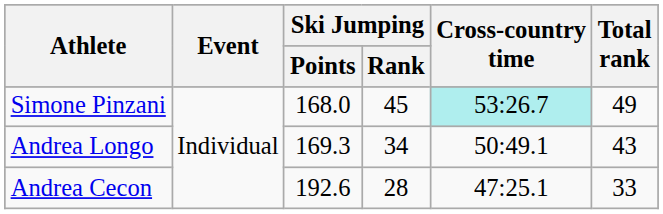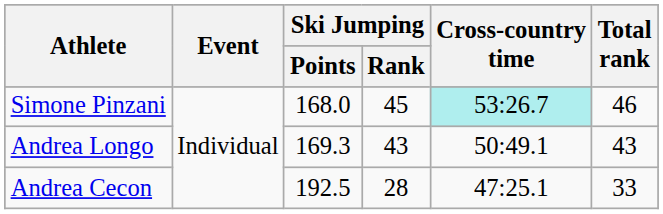(625, 106) 49 -> (625, 106) 46
(396, 147) 34 -> (396, 147) 43
(323, 187) 192.6 -> (323, 187) 192.5
